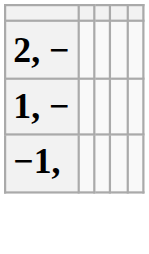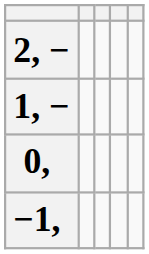+ row: (41, 162)
